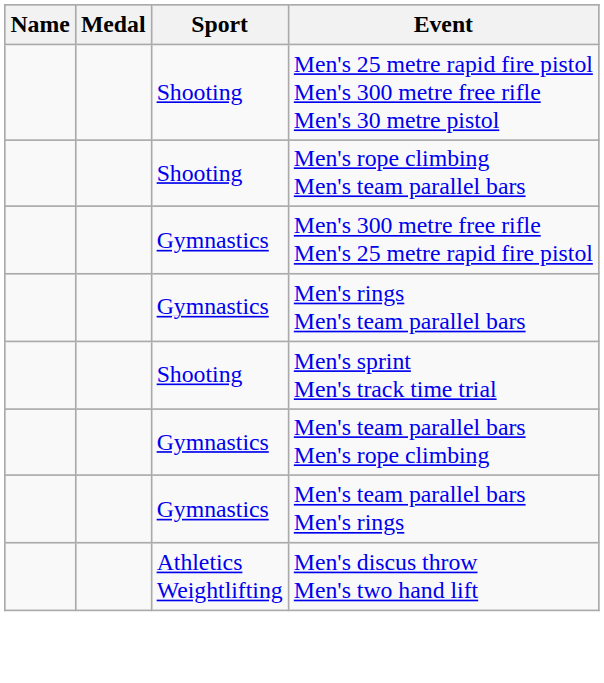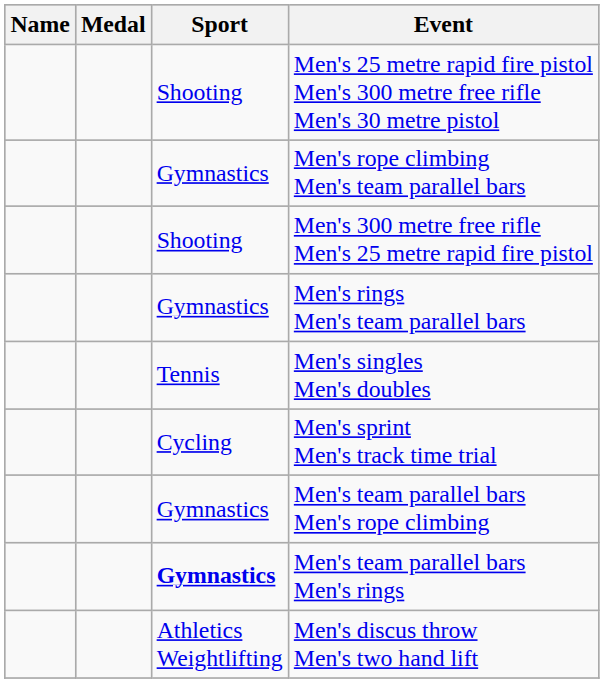(200, 172) Shooting -> (213, 172) Gymnastics
(213, 240) Gymnastics -> (200, 240) Shooting
+ row: (362, 374)
(200, 374) Shooting -> (194, 441) Cycling
(213, 509) normal -> (216, 576) bold
